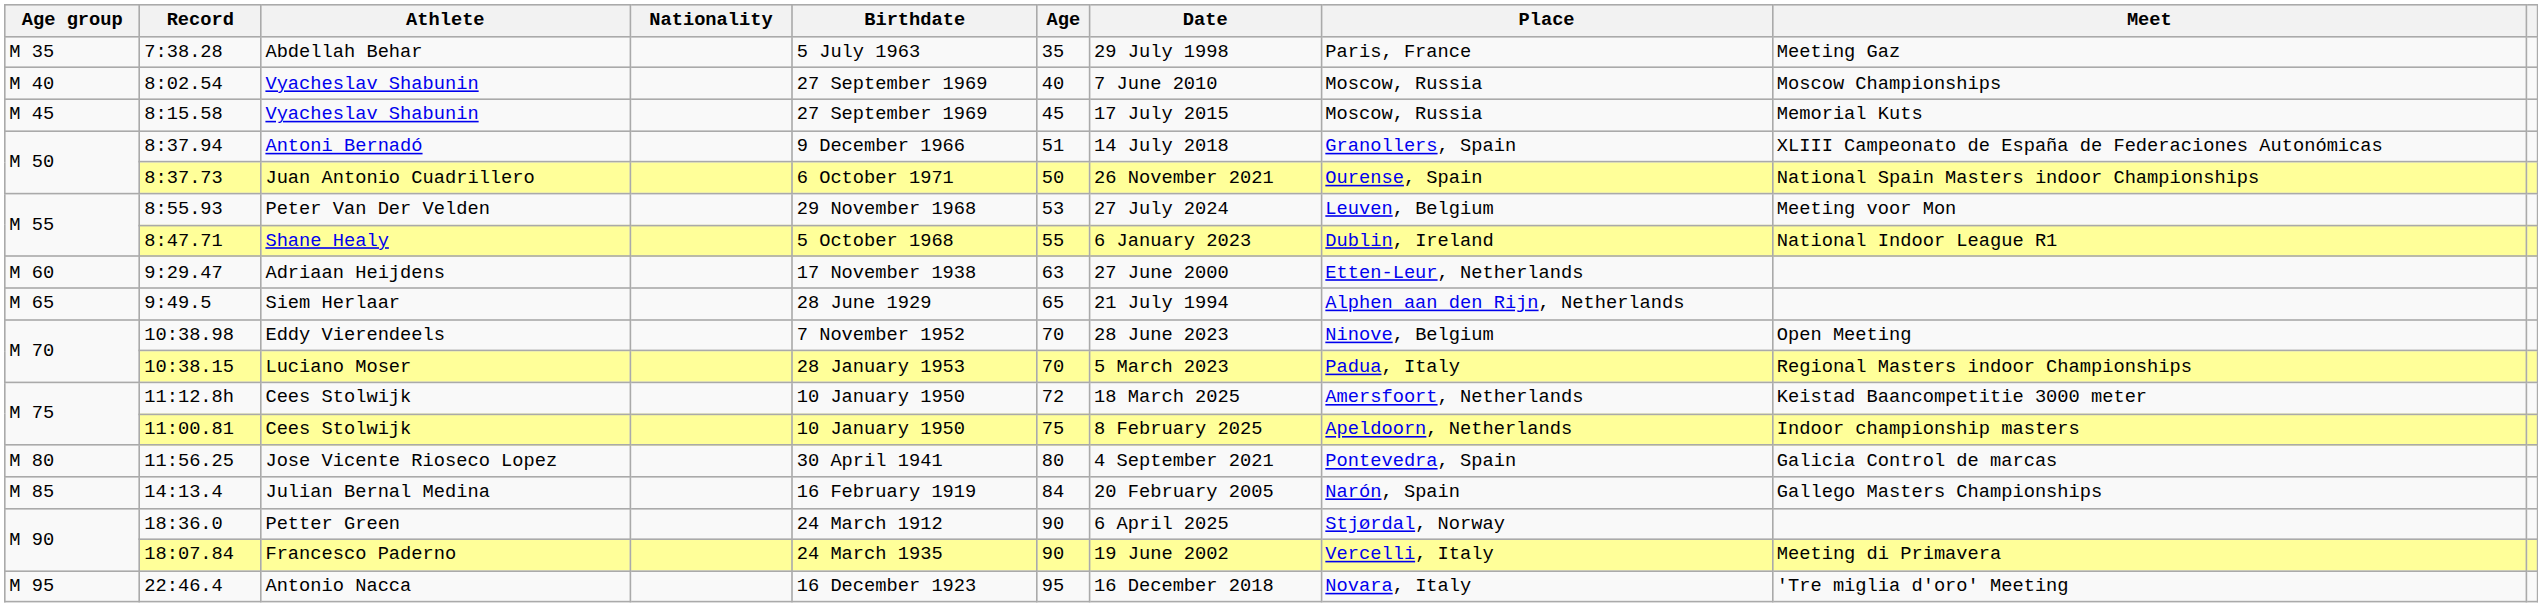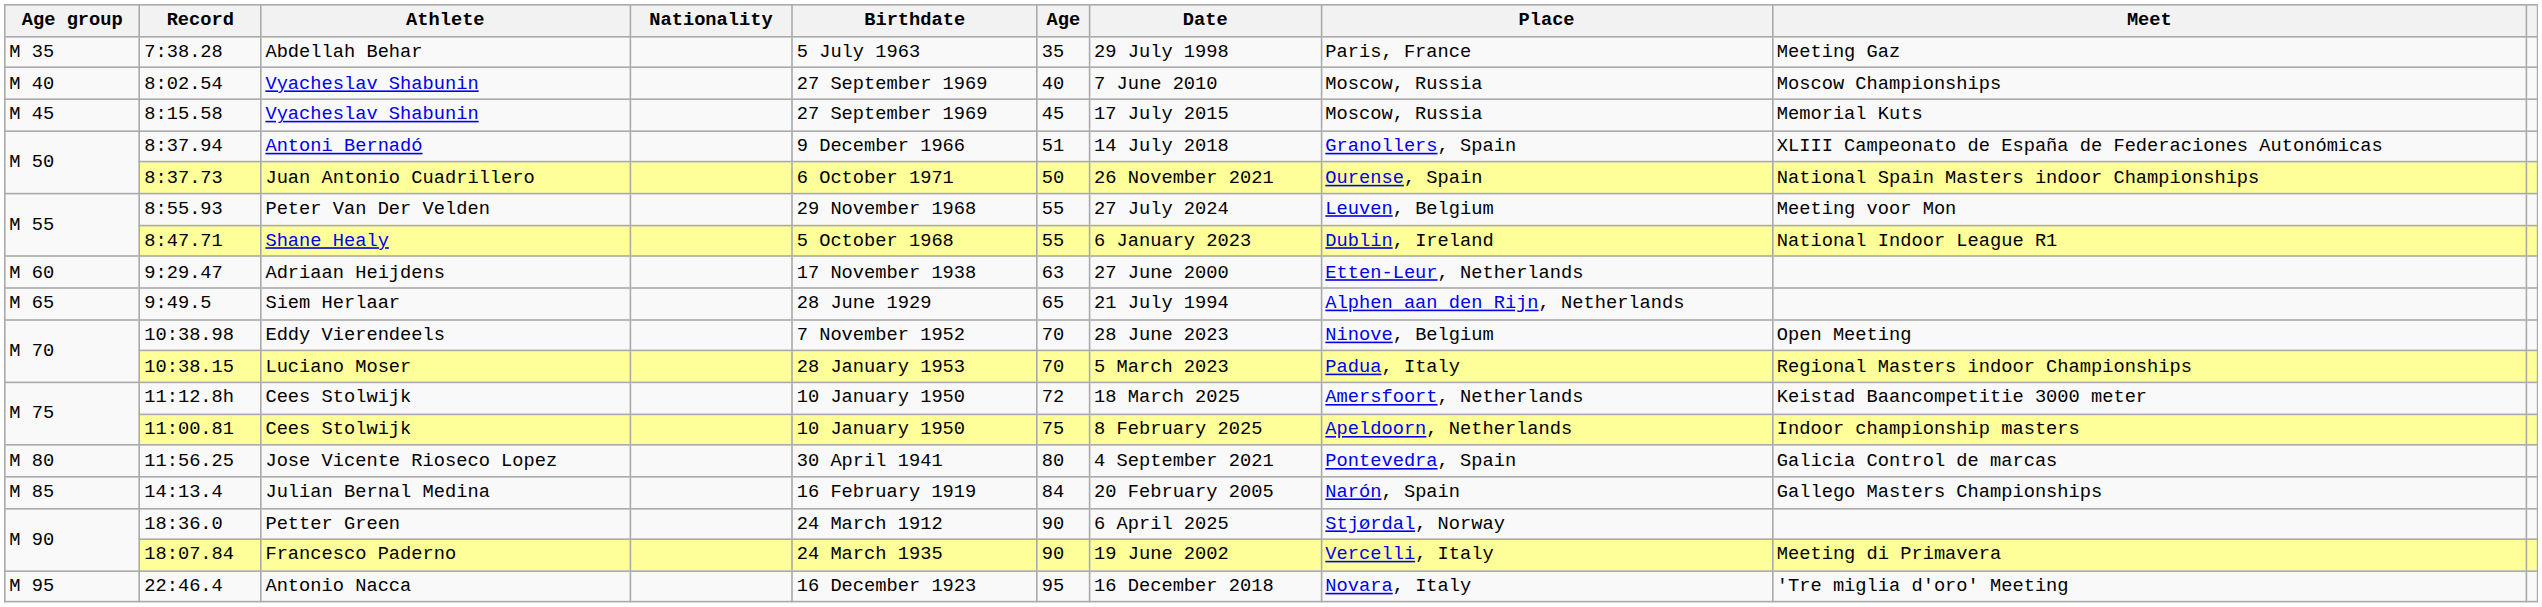(1053, 209) 53 -> (1053, 209) 55
